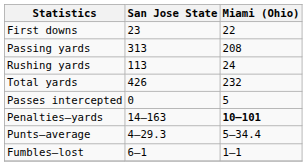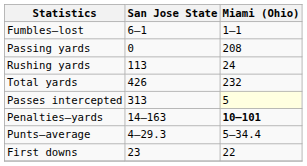rows swapped: (42, 30) <-> (45, 152)
(137, 48) 313 -> (131, 48) 0
(131, 100) 0 -> (137, 100) 313
(226, 100) no background -> (226, 100) lightyellow background
